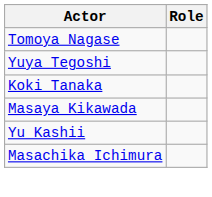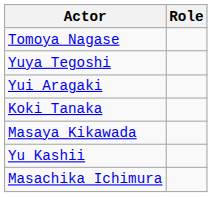+ row: (55, 86)
